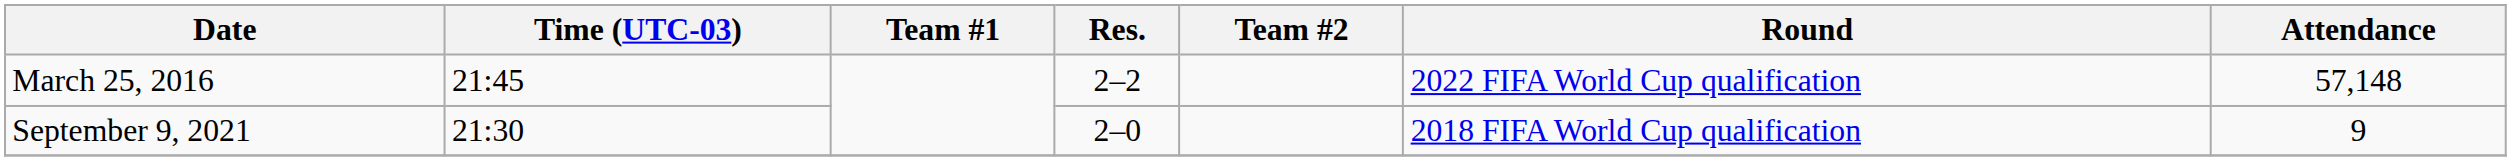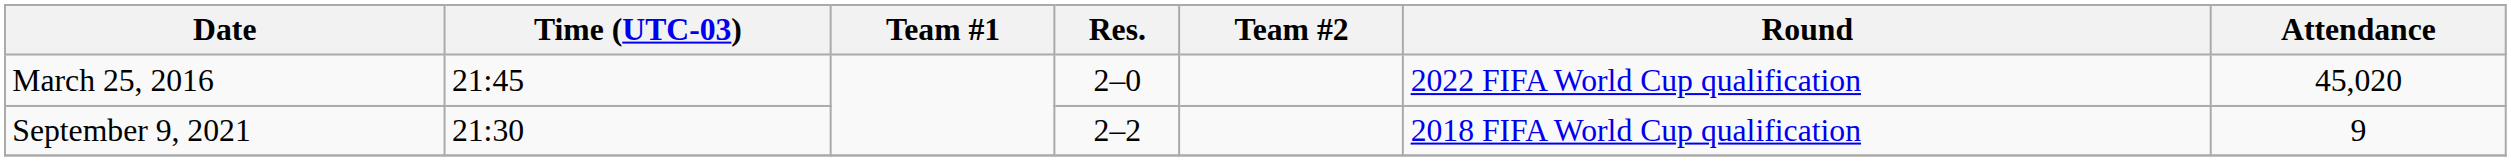(1117, 79) 2–2 -> (1117, 79) 2–0
(2358, 79) 57,148 -> (2358, 79) 45,020
(1117, 130) 2–0 -> (1117, 130) 2–2
